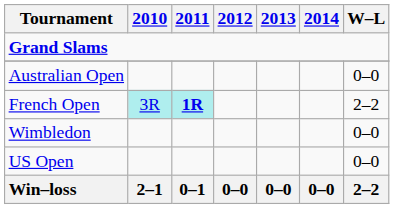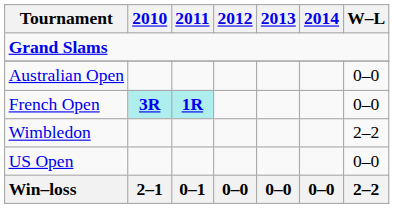(150, 103) normal -> (150, 103) bold
(366, 103) 2–2 -> (366, 103) 0–0
(366, 132) 0–0 -> (366, 132) 2–2
